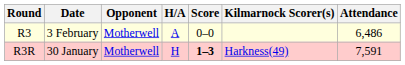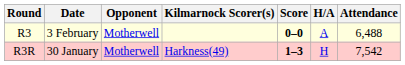columns swapped: (175, 13) <-> (280, 13)
(205, 32) normal -> (294, 32) bold
(369, 32) 6,486 -> (369, 32) 6,488
(369, 51) 7,591 -> (369, 51) 7,542
